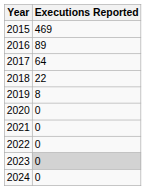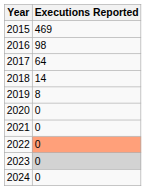(40, 45) 89 -> (40, 45) 98
(40, 78) 22 -> (40, 78) 14
(38, 144) no background -> (38, 144) lightsalmon background
